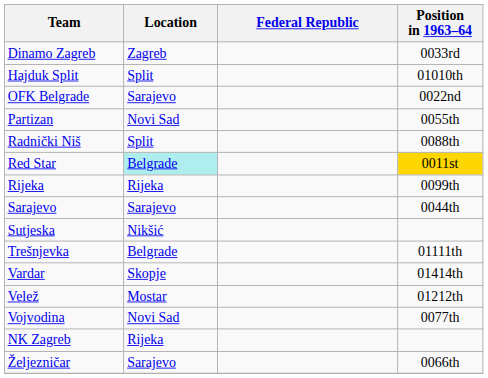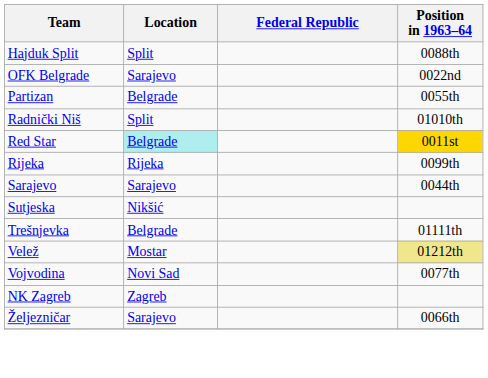- row: (52, 53)
(440, 75) 01010th -> (440, 53) 0088th
(153, 119) Novi Sad -> (152, 97) Belgrade
(440, 141) 0088th -> (440, 119) 01010th
- row: (26, 274)
(440, 296) no background -> (440, 251) khaki background
(145, 340) Rijeka -> (147, 296) Zagreb
